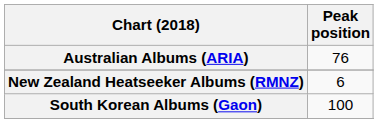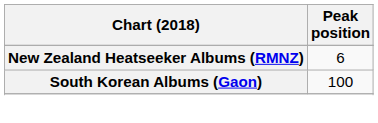- row: (156, 57)
